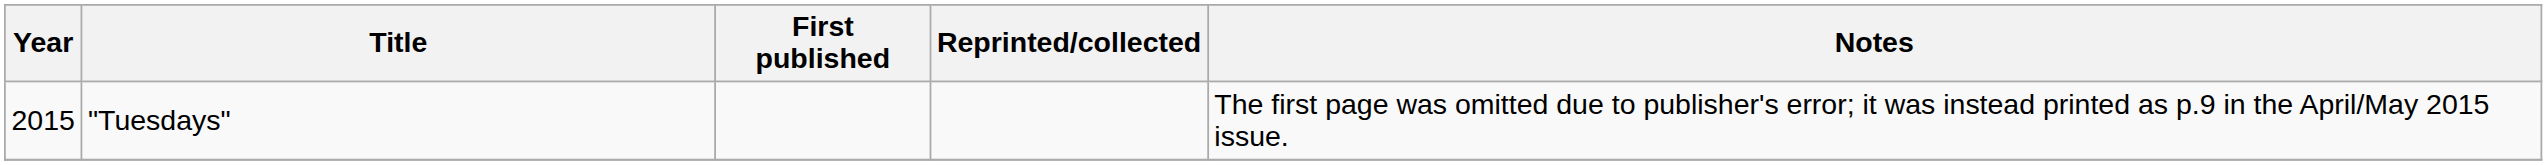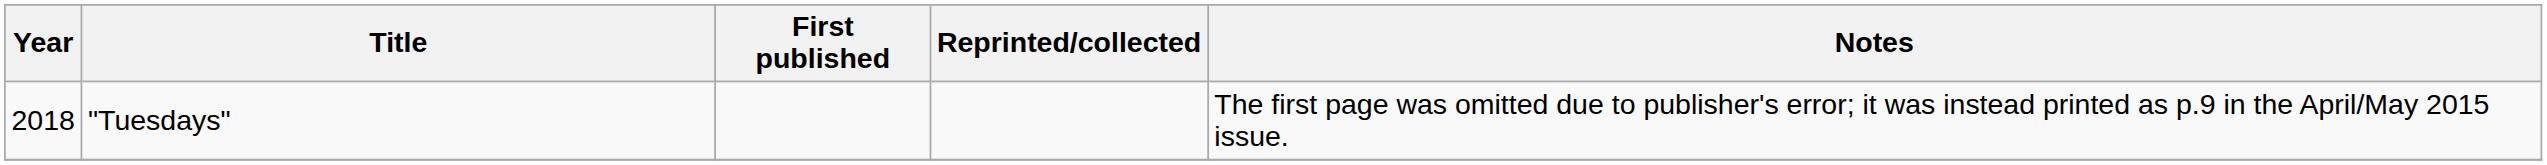(43, 120) 2015 -> (43, 120) 2018
